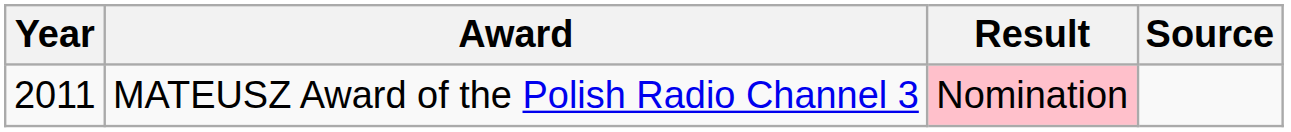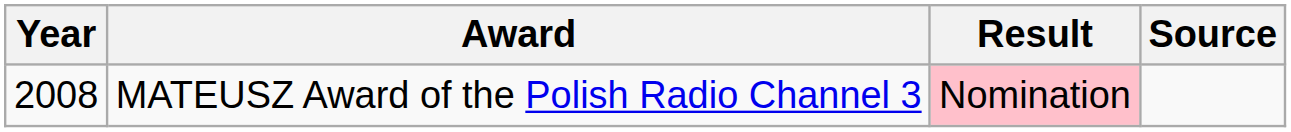(55, 94) 2011 -> (56, 94) 2008
